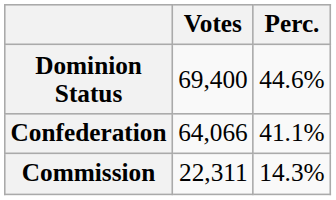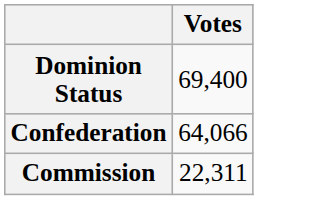- column: (292, 24)
